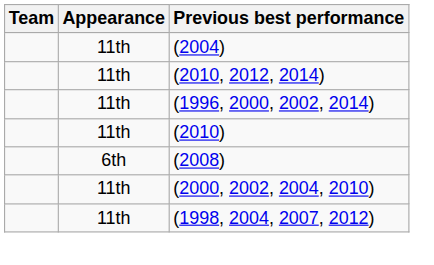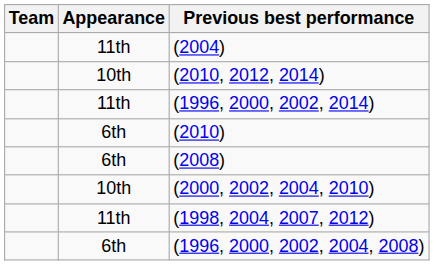(114, 75) 11th -> (114, 75) 10th
(114, 132) 11th -> (114, 132) 6th
(114, 189) 11th -> (114, 189) 10th
+ row: (299, 246)
